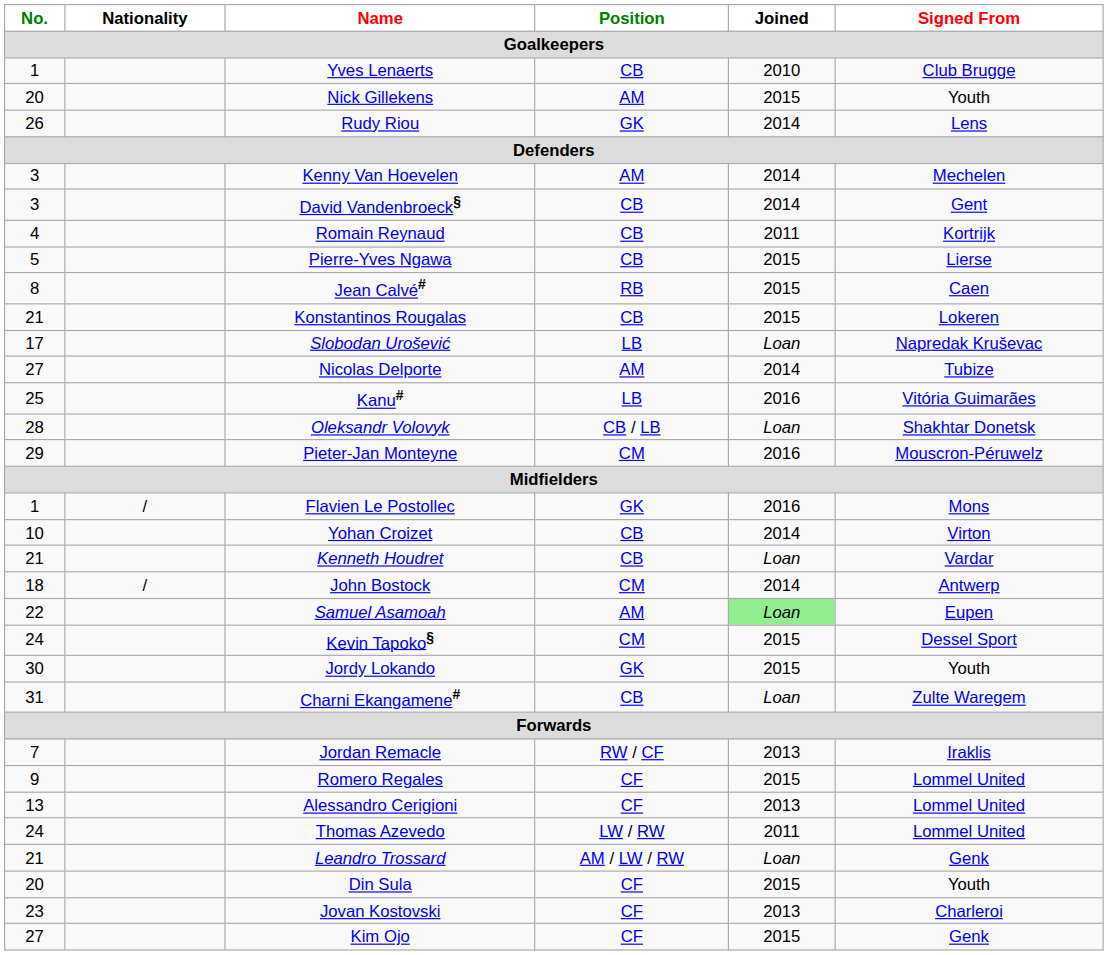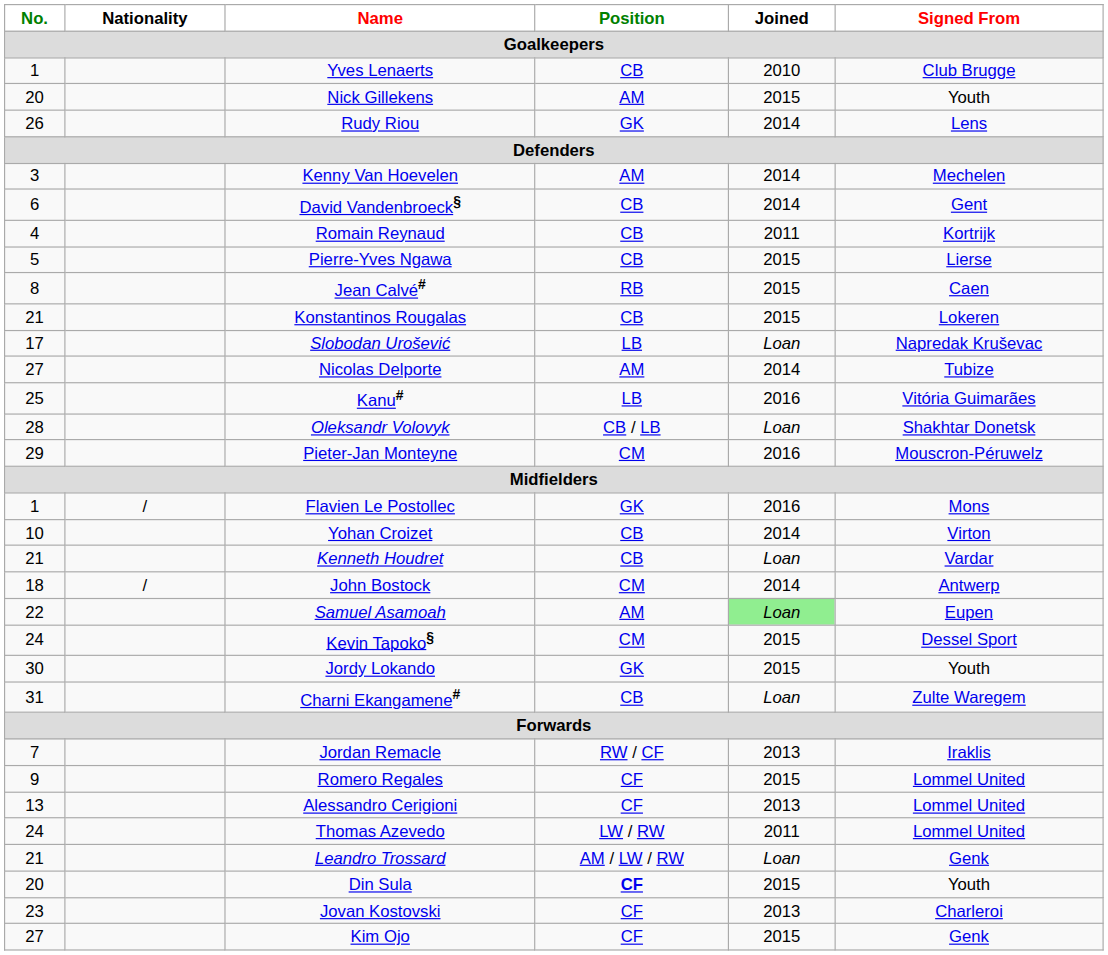(35, 205) 3 -> (35, 205) 6
(632, 885) normal -> (632, 885) bold
